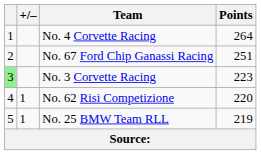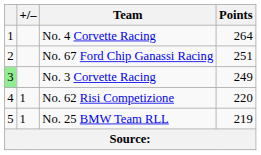(243, 77) 223 -> (243, 77) 249
